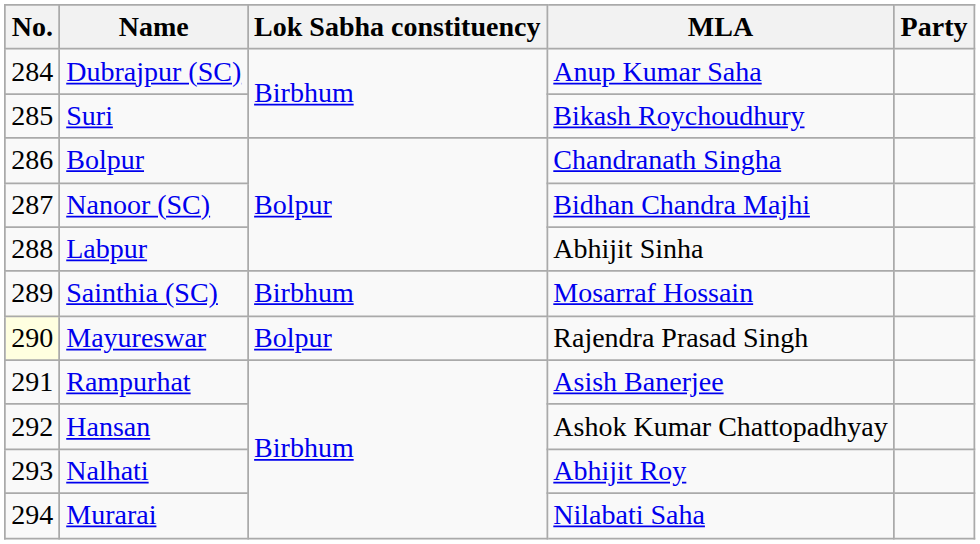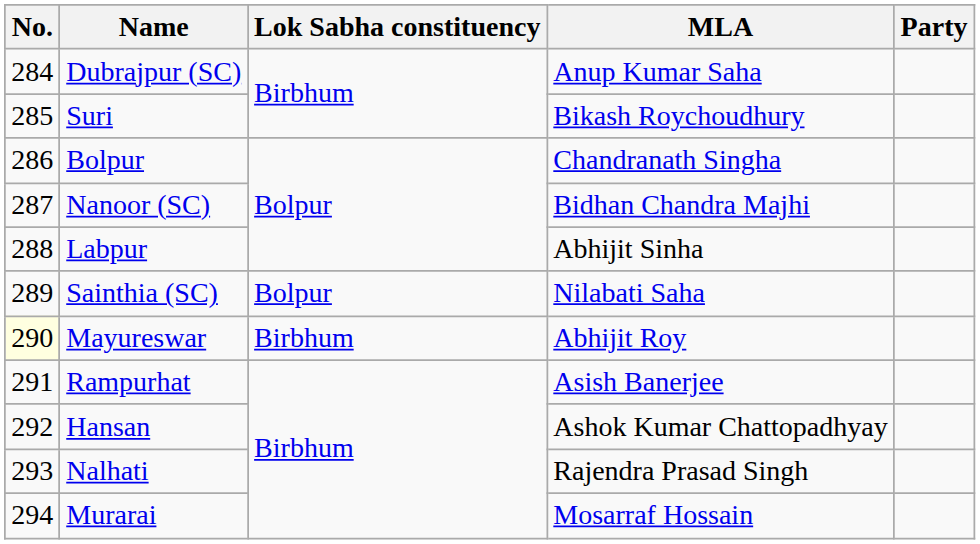(304, 293) Birbhum -> (293, 293) Bolpur
(653, 293) Mosarraf Hossain -> (629, 293) Nilabati Saha
(293, 337) Bolpur -> (304, 337) Birbhum
(681, 337) Rajendra Prasad Singh -> (620, 337) Abhijit Roy
(620, 470) Abhijit Roy -> (681, 470) Rajendra Prasad Singh
(629, 515) Nilabati Saha -> (653, 515) Mosarraf Hossain
